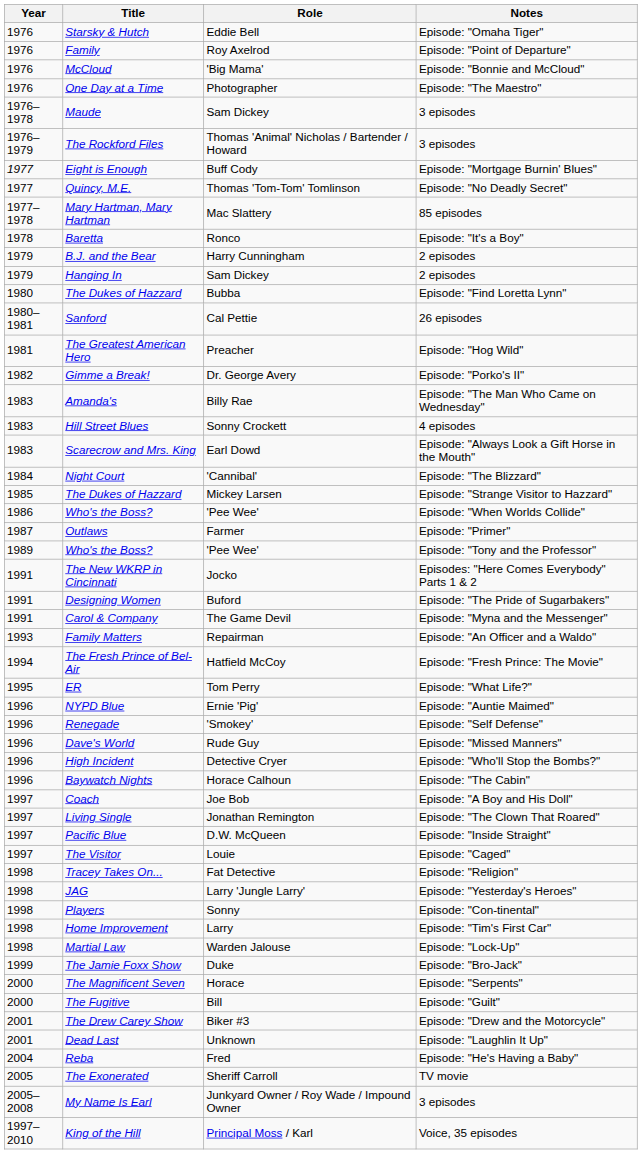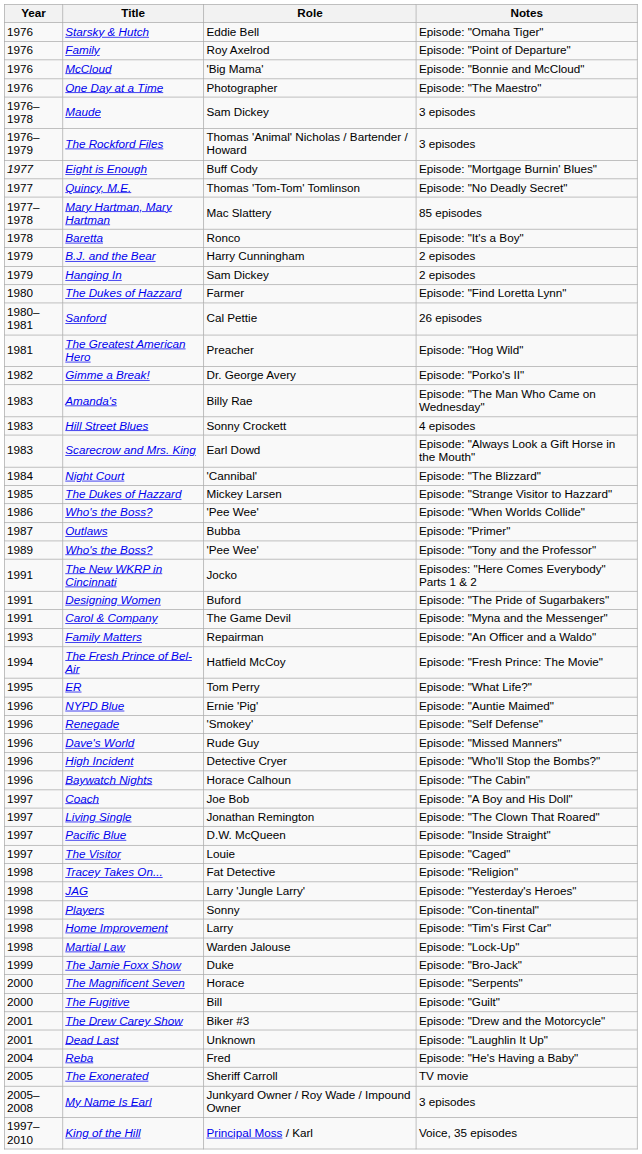(223, 293) Bubba -> (225, 293) Farmer
(225, 531) Farmer -> (223, 531) Bubba
